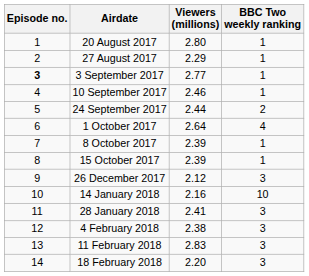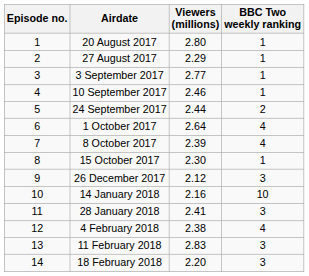(37, 76) bold -> (37, 76) normal
(263, 144) 1 -> (263, 144) 4
(195, 161) 2.39 -> (195, 161) 2.30
(263, 229) 3 -> (263, 229) 4
